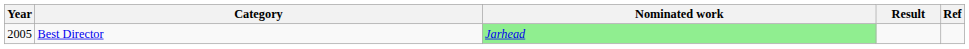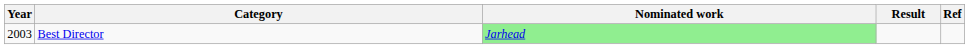(20, 33) 2005 -> (20, 33) 2003
